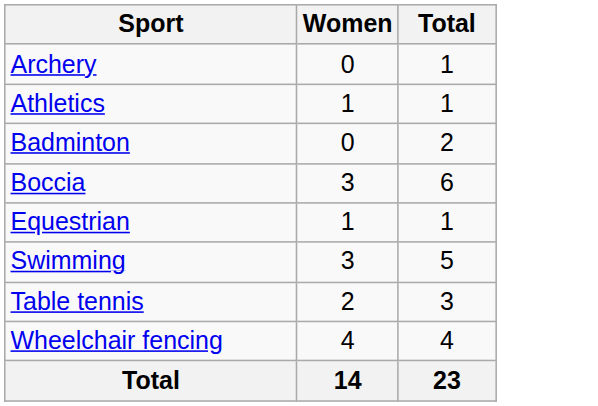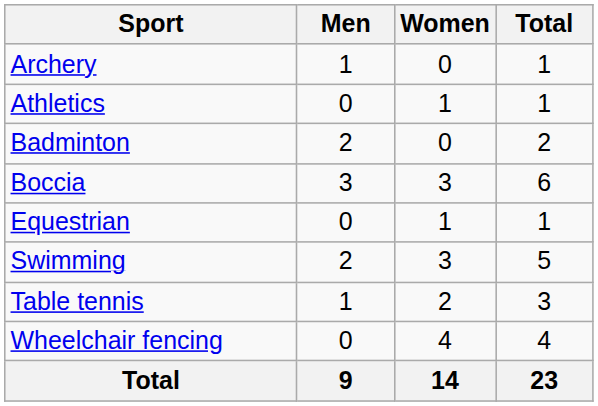+ column: (346, 24)
